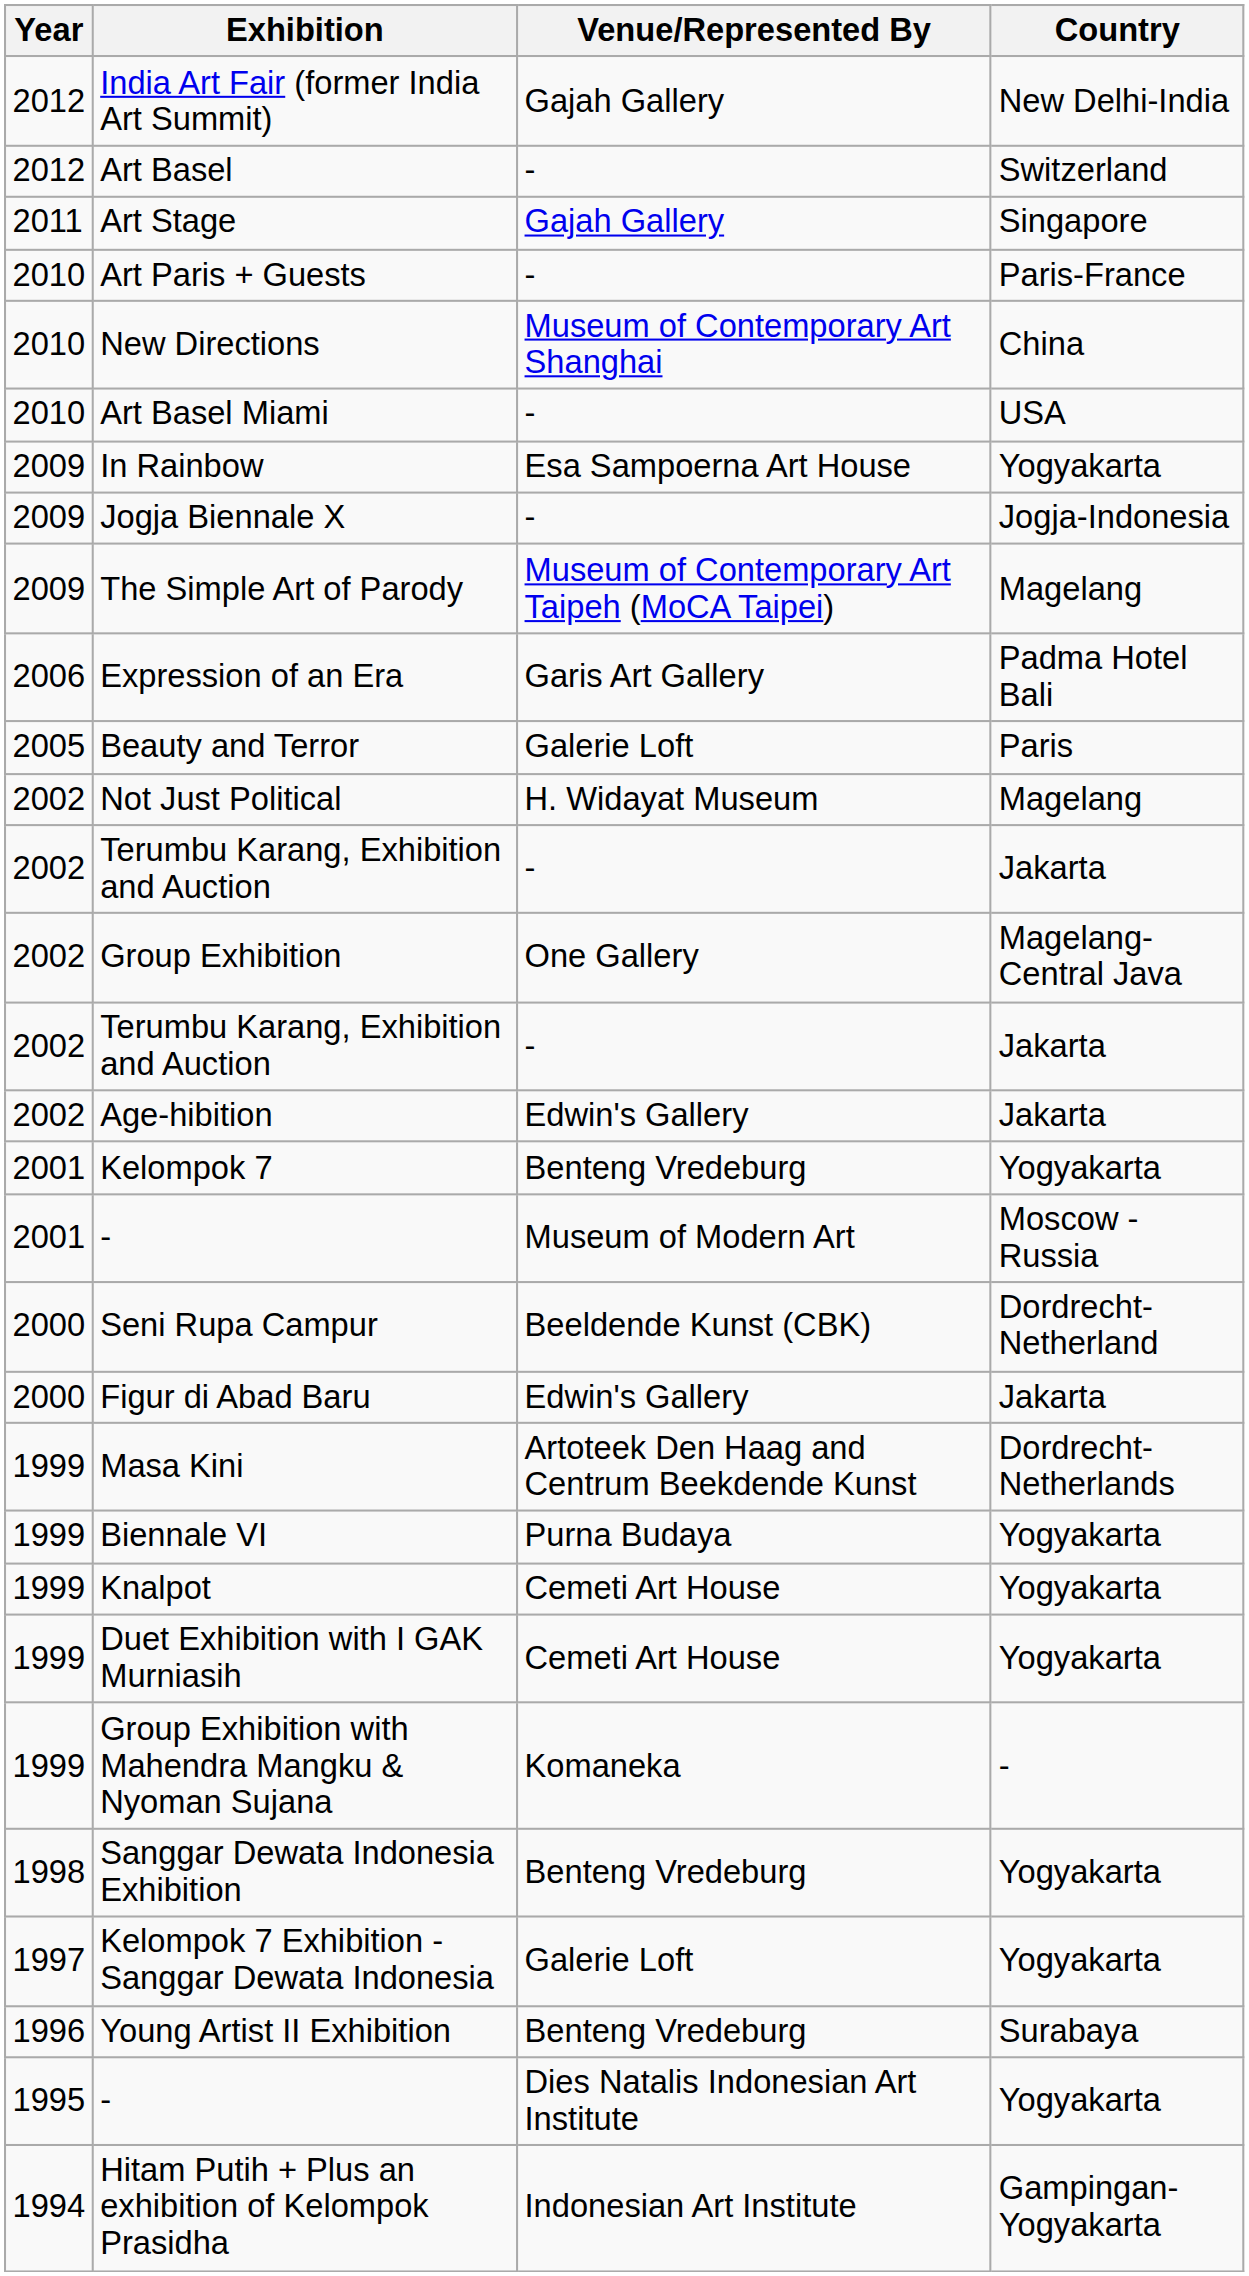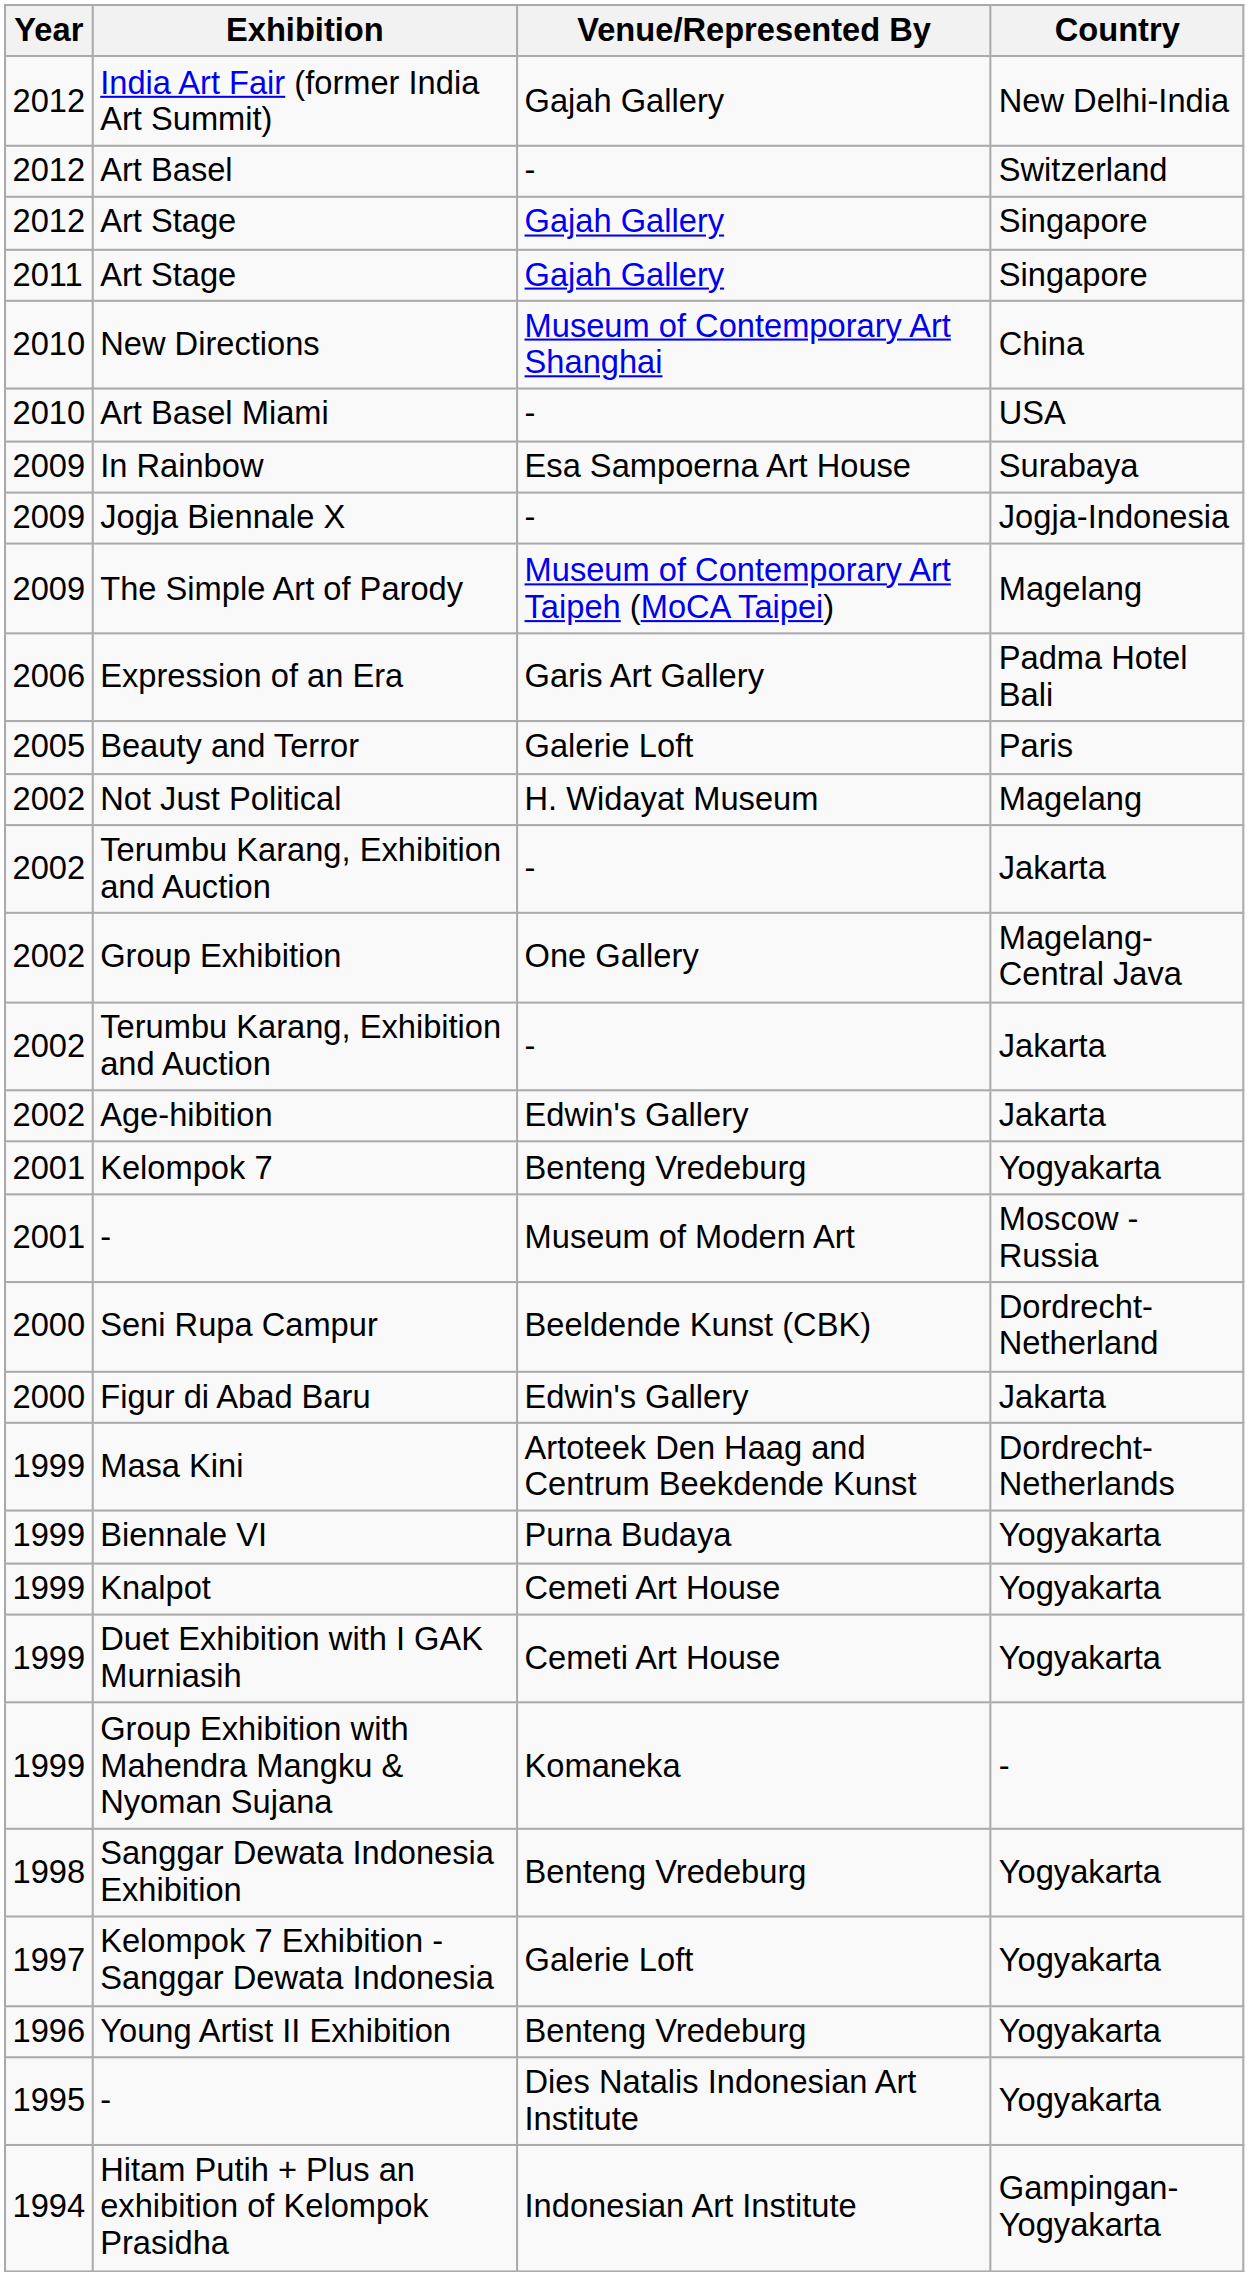+ row: (49, 222)
- row: (49, 274)
(1080, 466) Yogyakarta -> (1069, 466) Surabaya
(1069, 2030) Surabaya -> (1080, 2030) Yogyakarta
